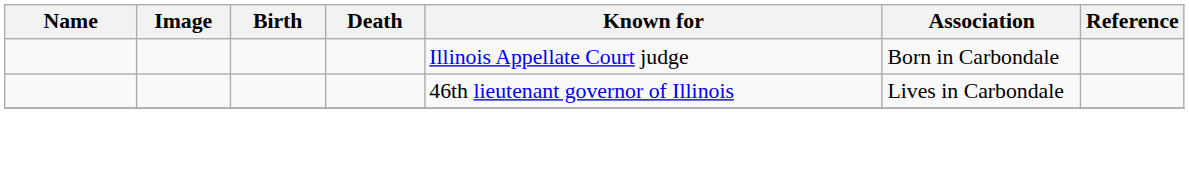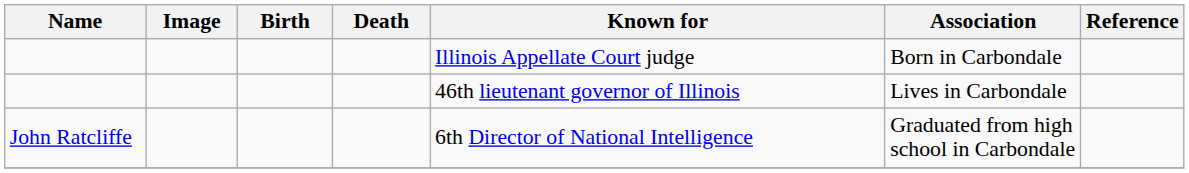+ row: (71, 137)
